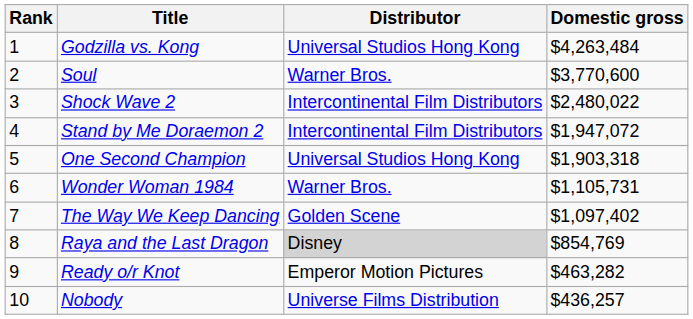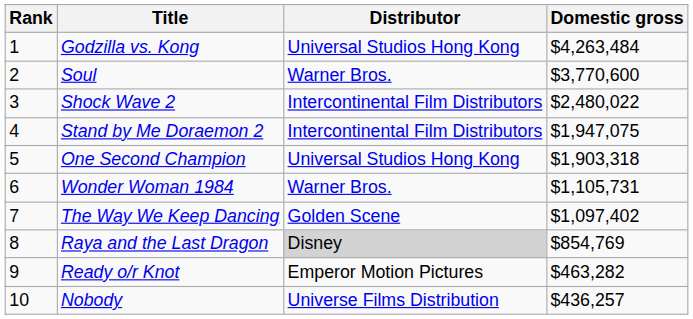(595, 131) $1,947,072 -> (595, 131) $1,947,075
